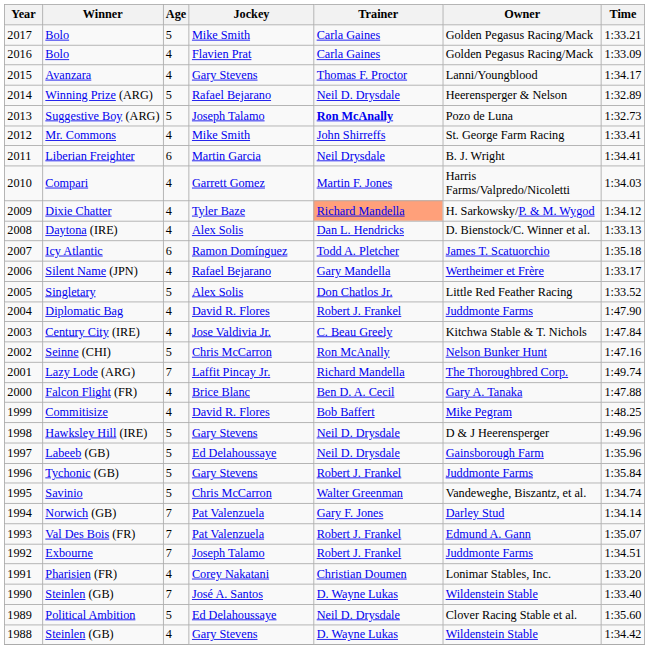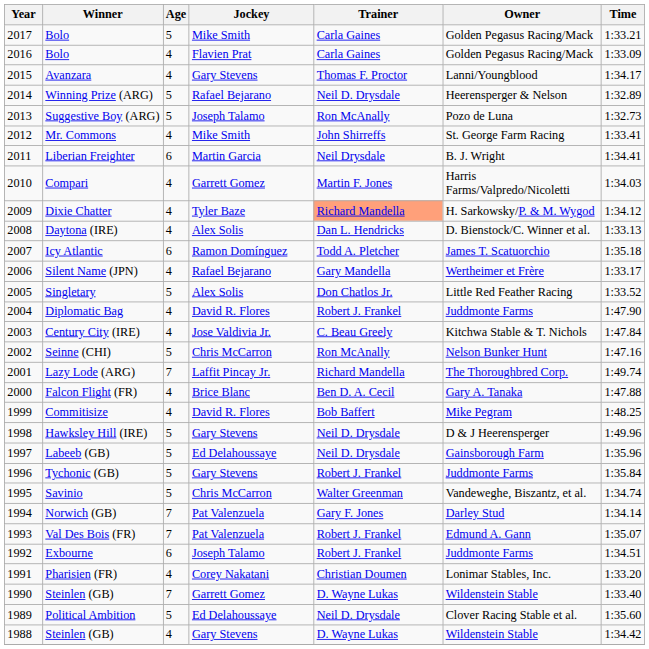(355, 115) bold -> (353, 115) normal
(169, 554) 7 -> (169, 554) 6
(227, 594) José A. Santos -> (228, 594) Garrett Gomez
